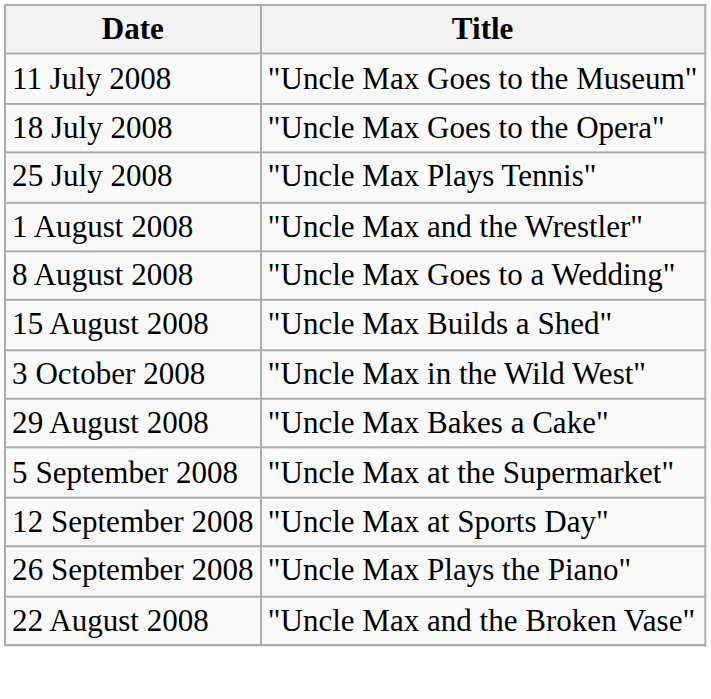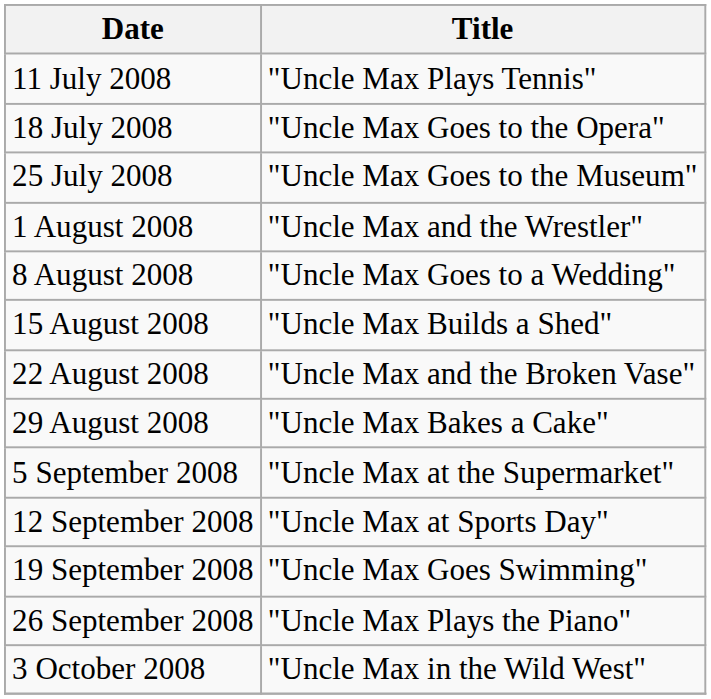(483, 78) "Uncle Max Goes to the Museum" -> (432, 78) "Uncle Max Plays Tennis"
(432, 176) "Uncle Max Plays Tennis" -> (483, 176) "Uncle Max Goes to the Museum"
rows swapped: (110, 619) <-> (109, 373)
+ row: (133, 570)
